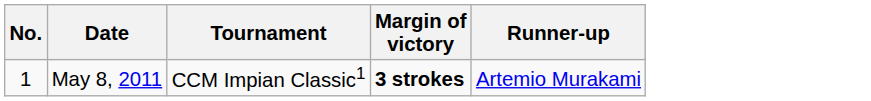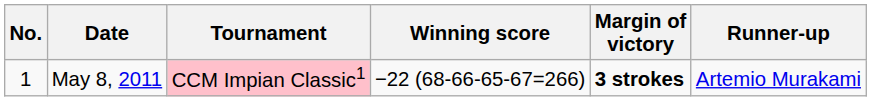+ column: (480, 32)
(269, 78) no background -> (269, 78) pink background
